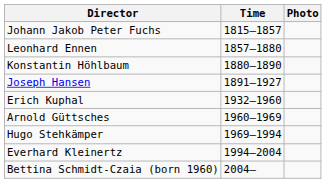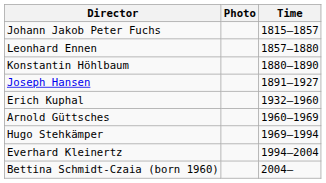columns swapped: (253, 13) <-> (303, 13)
